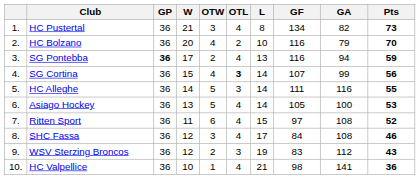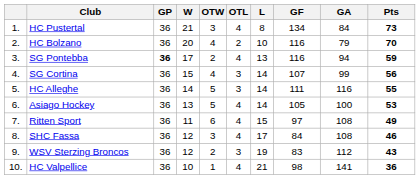(344, 27) 82 -> (344, 27) 84
(238, 74) bold -> (238, 74) normal
(391, 120) 52 -> (391, 120) 49
